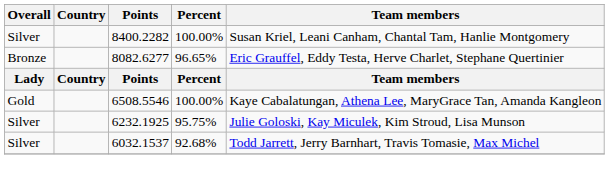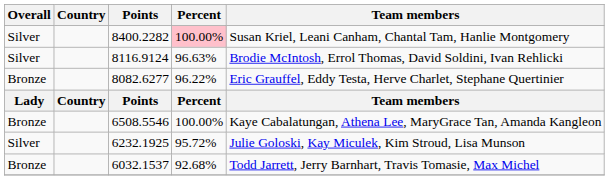(199, 36) no background -> (199, 36) pink background
+ row: (140, 57)
(196, 57) 96.65% -> (196, 79) 96.22%
(21, 100) Gold -> (27, 121) Bronze
(196, 121) 95.75% -> (196, 143) 95.72%
(24, 143) Silver -> (27, 164) Bronze
